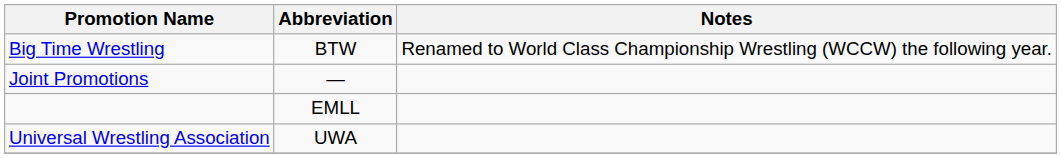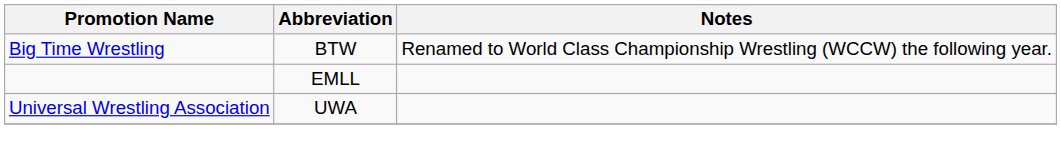- row: (79, 78)
